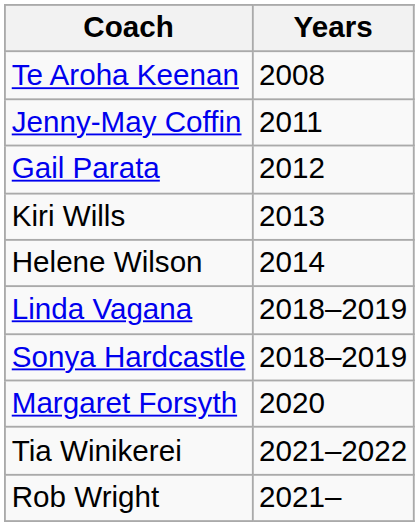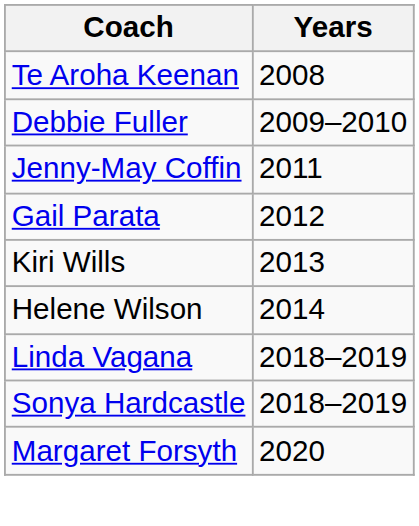+ row: (100, 121)
- row: (97, 450)
- row: (86, 497)
